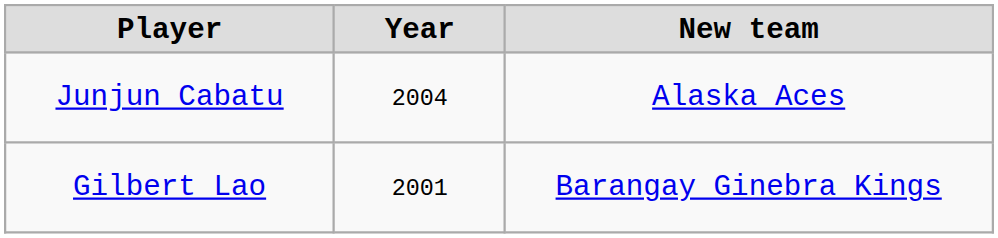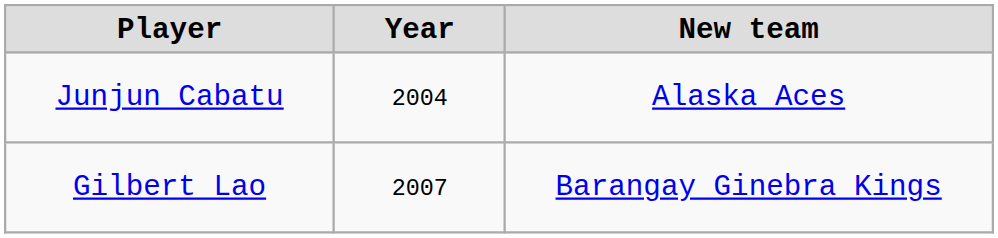(420, 188) 2001 -> (420, 188) 2007
